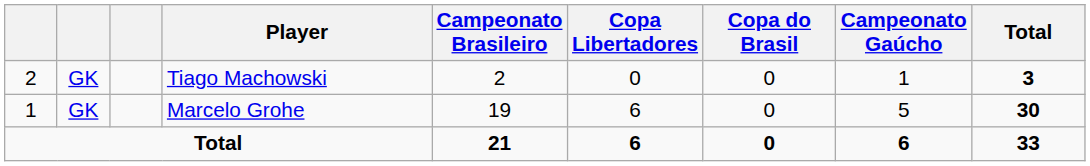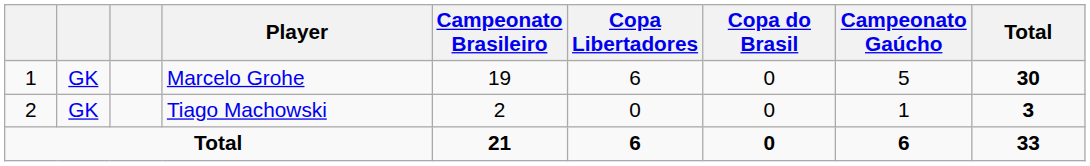rows swapped: (236, 110) <-> (247, 77)
